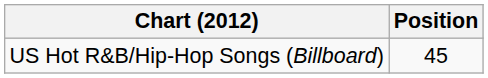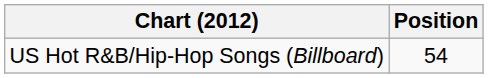(436, 55) 45 -> (436, 55) 54
